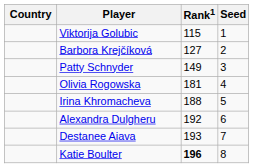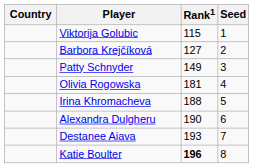(193, 119) 192 -> (193, 119) 190
